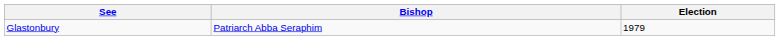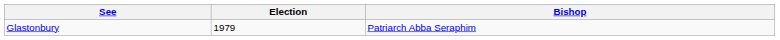columns swapped: (416, 12) <-> (698, 12)
